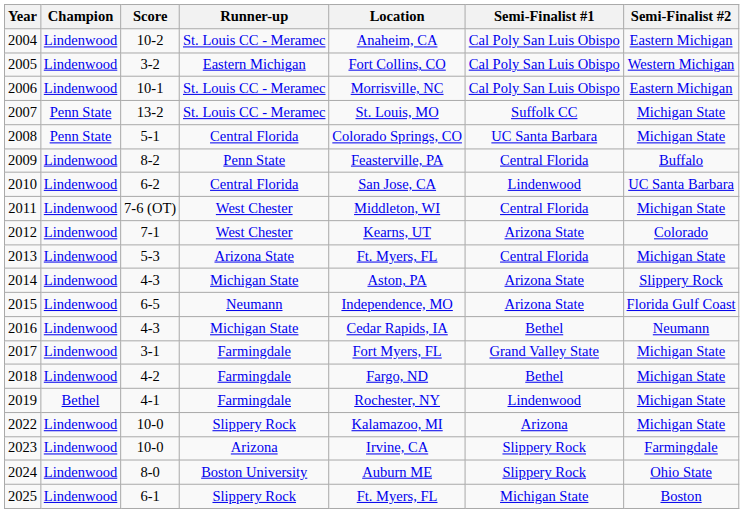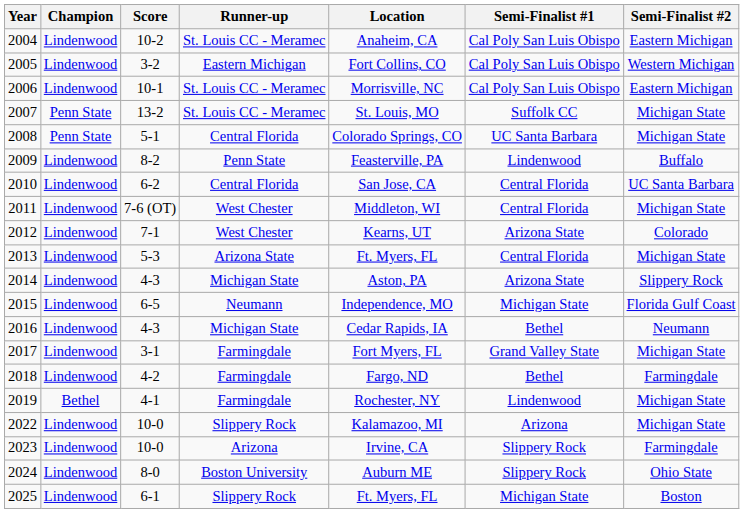(544, 160) Central Florida -> (544, 160) Lindenwood
(544, 184) Lindenwood -> (544, 184) Central Florida
(544, 304) Arizona State -> (544, 304) Michigan State
(681, 376) Michigan State -> (681, 376) Farmingdale
